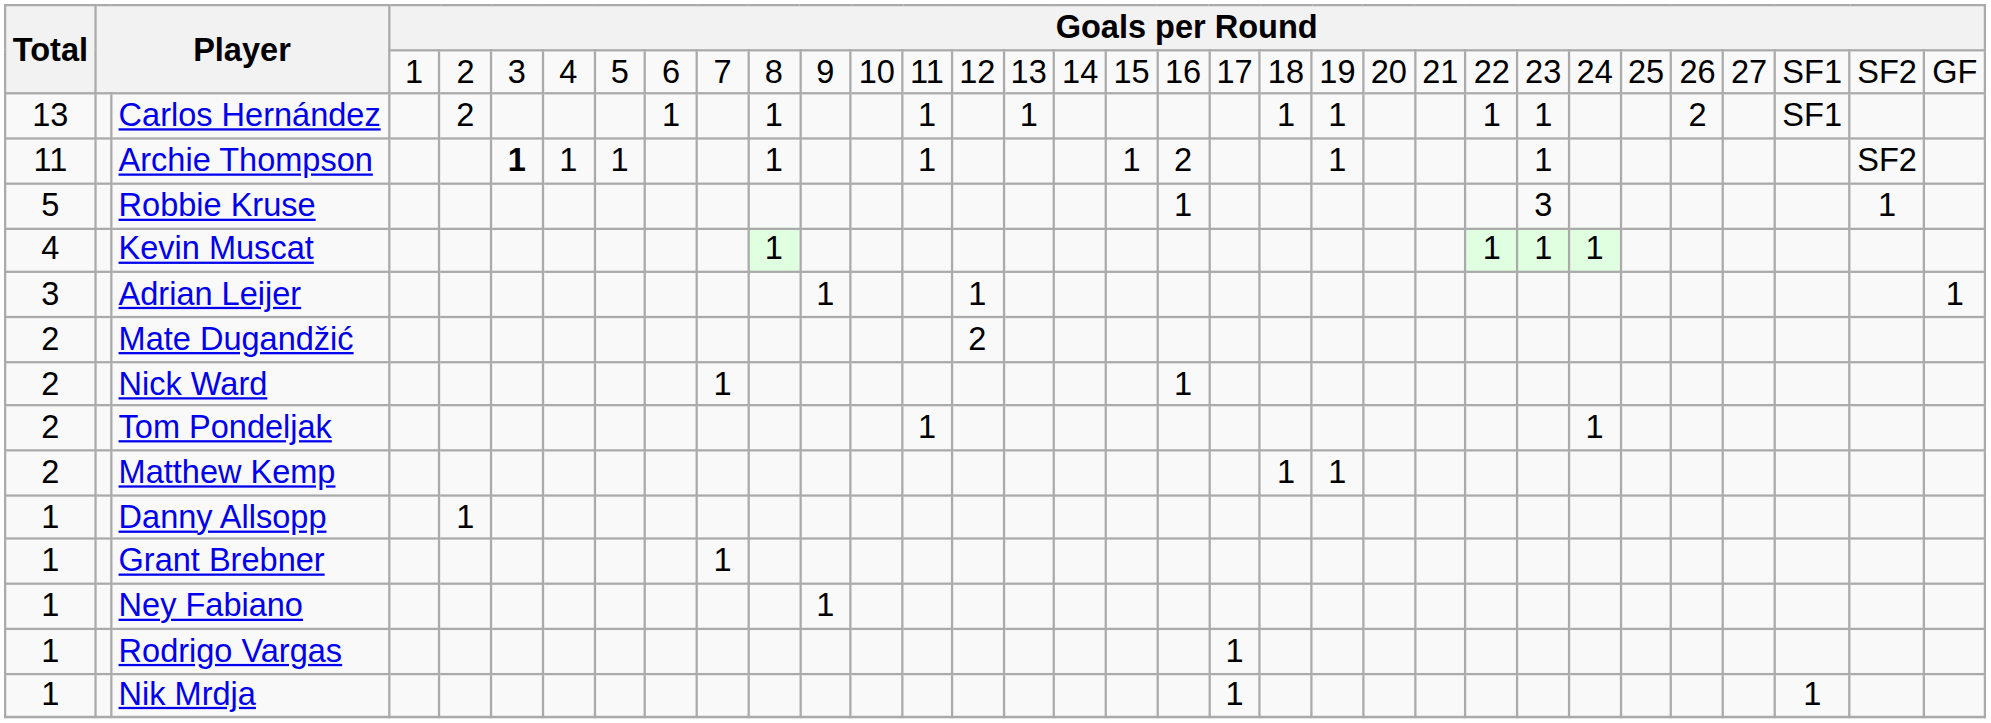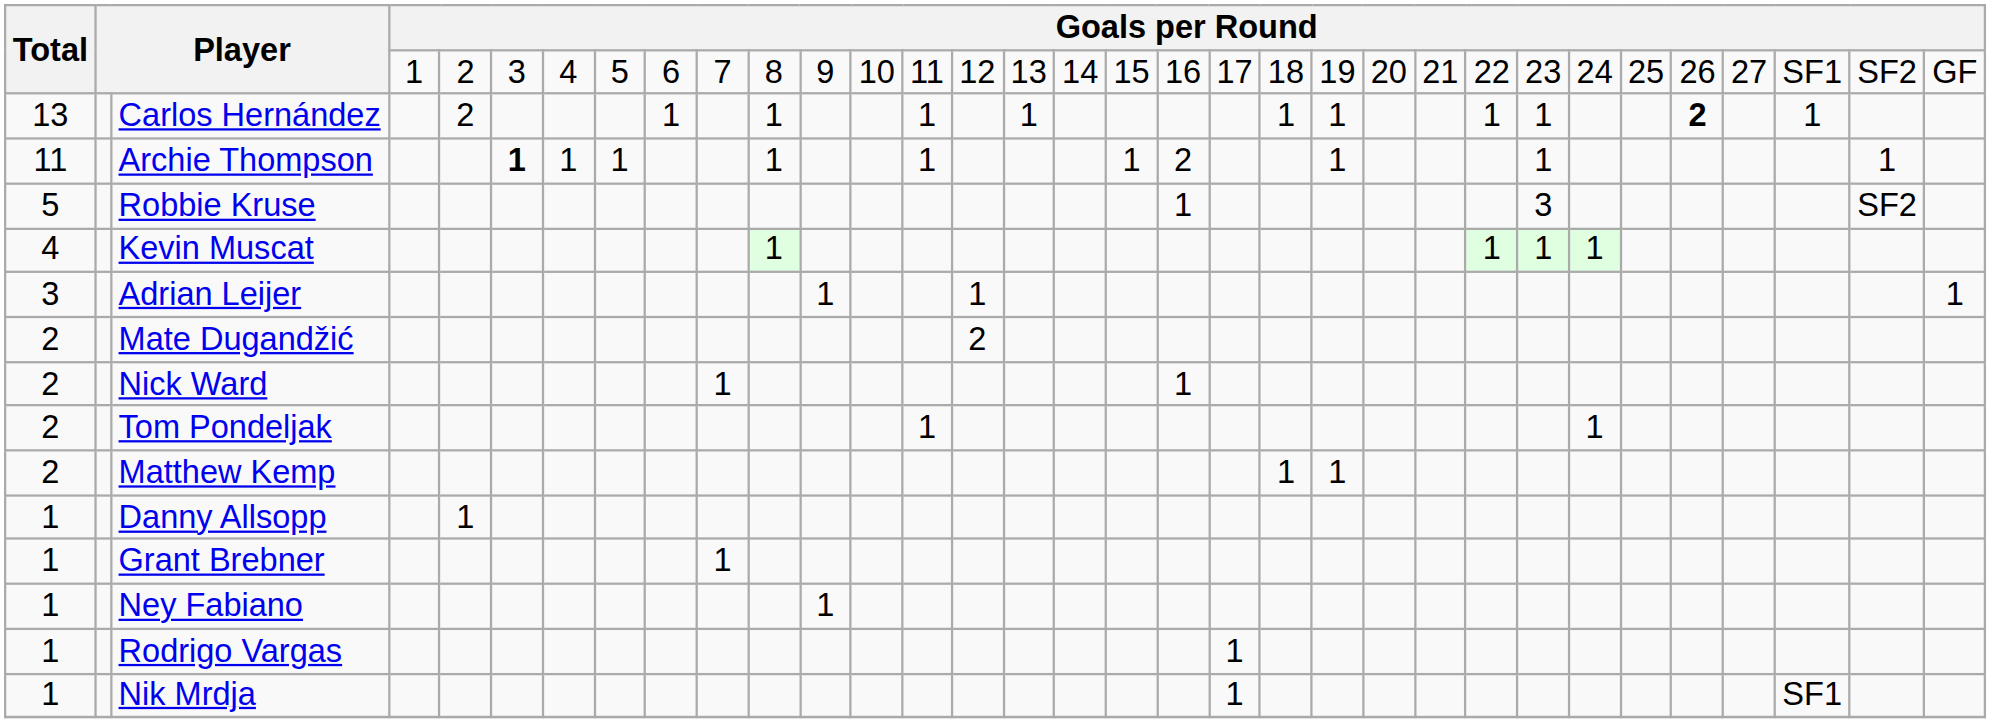(1698, 116) normal -> (1698, 116) bold
(1812, 116) SF1 -> (1812, 116) 1
(1887, 160) SF2 -> (1887, 160) 1
(1887, 205) 1 -> (1887, 205) SF2
(1812, 695) 1 -> (1812, 695) SF1
